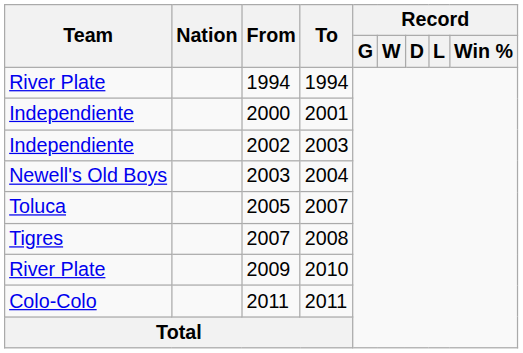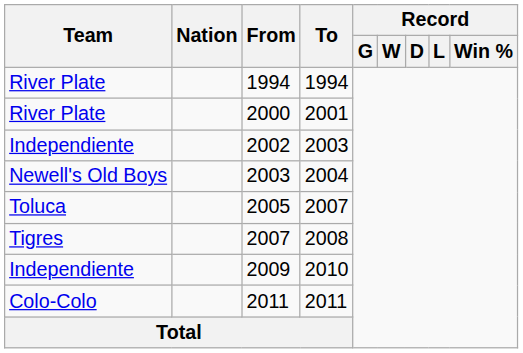(72, 113) Independiente -> (57, 113) River Plate
(57, 269) River Plate -> (72, 269) Independiente
